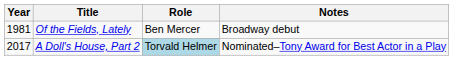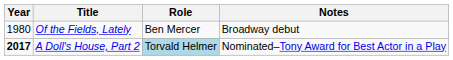(19, 30) 1981 -> (19, 30) 1980
(19, 47) normal -> (19, 47) bold
